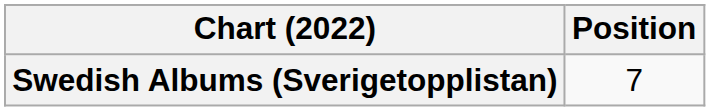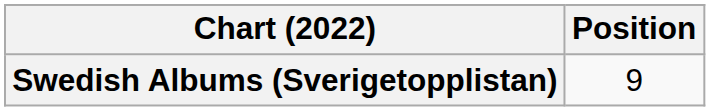(634, 79) 7 -> (634, 79) 9
